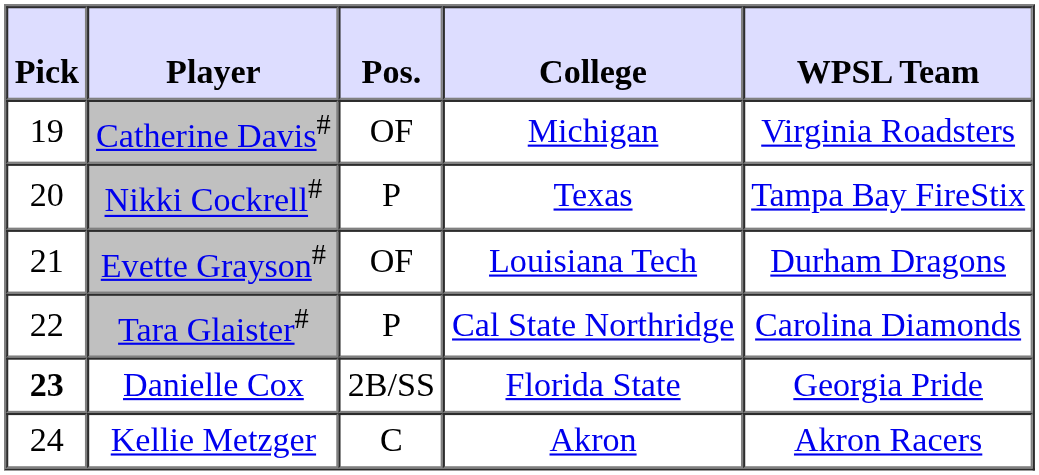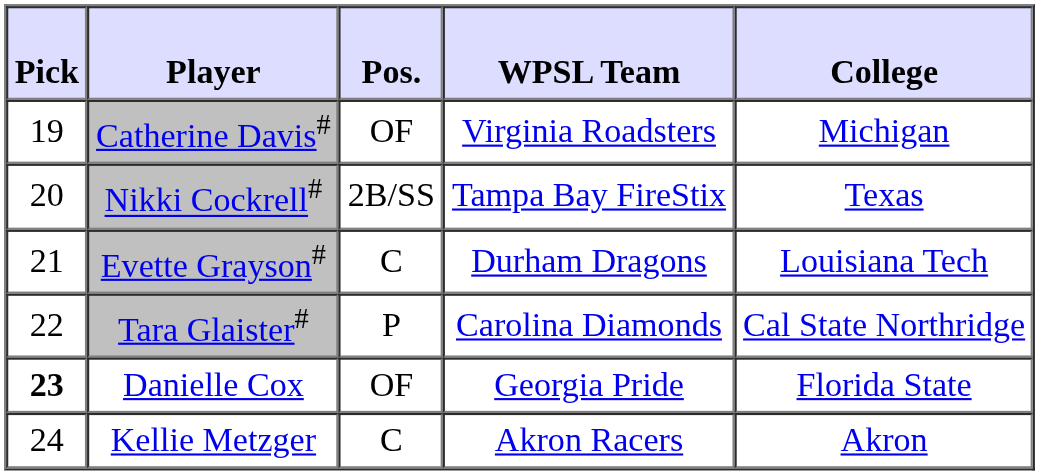columns swapped: (888, 71) <-> (593, 71)
(391, 196) P -> (391, 196) 2B/SS
(391, 260) OF -> (391, 260) C
(391, 385) 2B/SS -> (391, 385) OF
